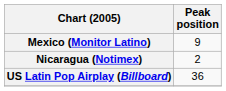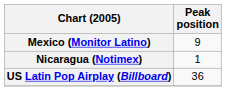(198, 59) 2 -> (198, 59) 1
